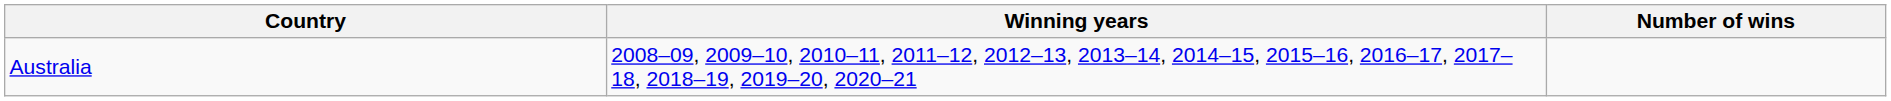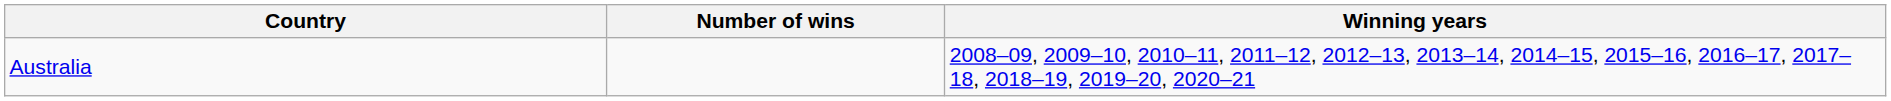columns swapped: (1716, 21) <-> (1077, 21)
